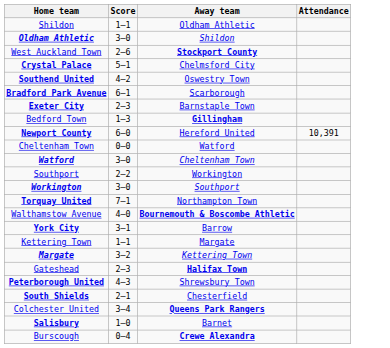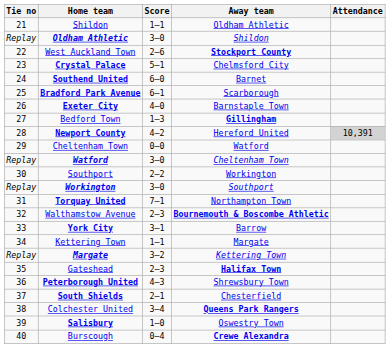+ column: (21, 11)
(123, 79) 4–2 -> (157, 79) 6–0
(217, 79) Oswestry Town -> (251, 79) Barnet
(123, 106) 2–3 -> (157, 106) 4–0
(123, 133) 6–0 -> (157, 133) 4–2
(324, 133) no background -> (358, 133) lightgrey background
(123, 214) 4–0 -> (157, 214) 2–3
(217, 323) Barnet -> (251, 323) Oswestry Town
